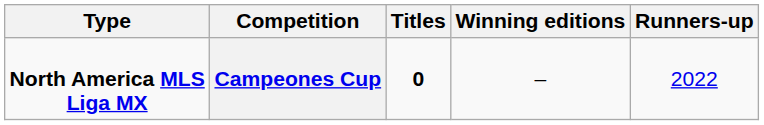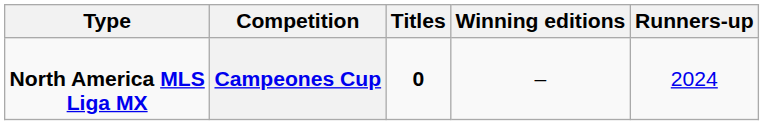(694, 78) 2022 -> (694, 78) 2024
